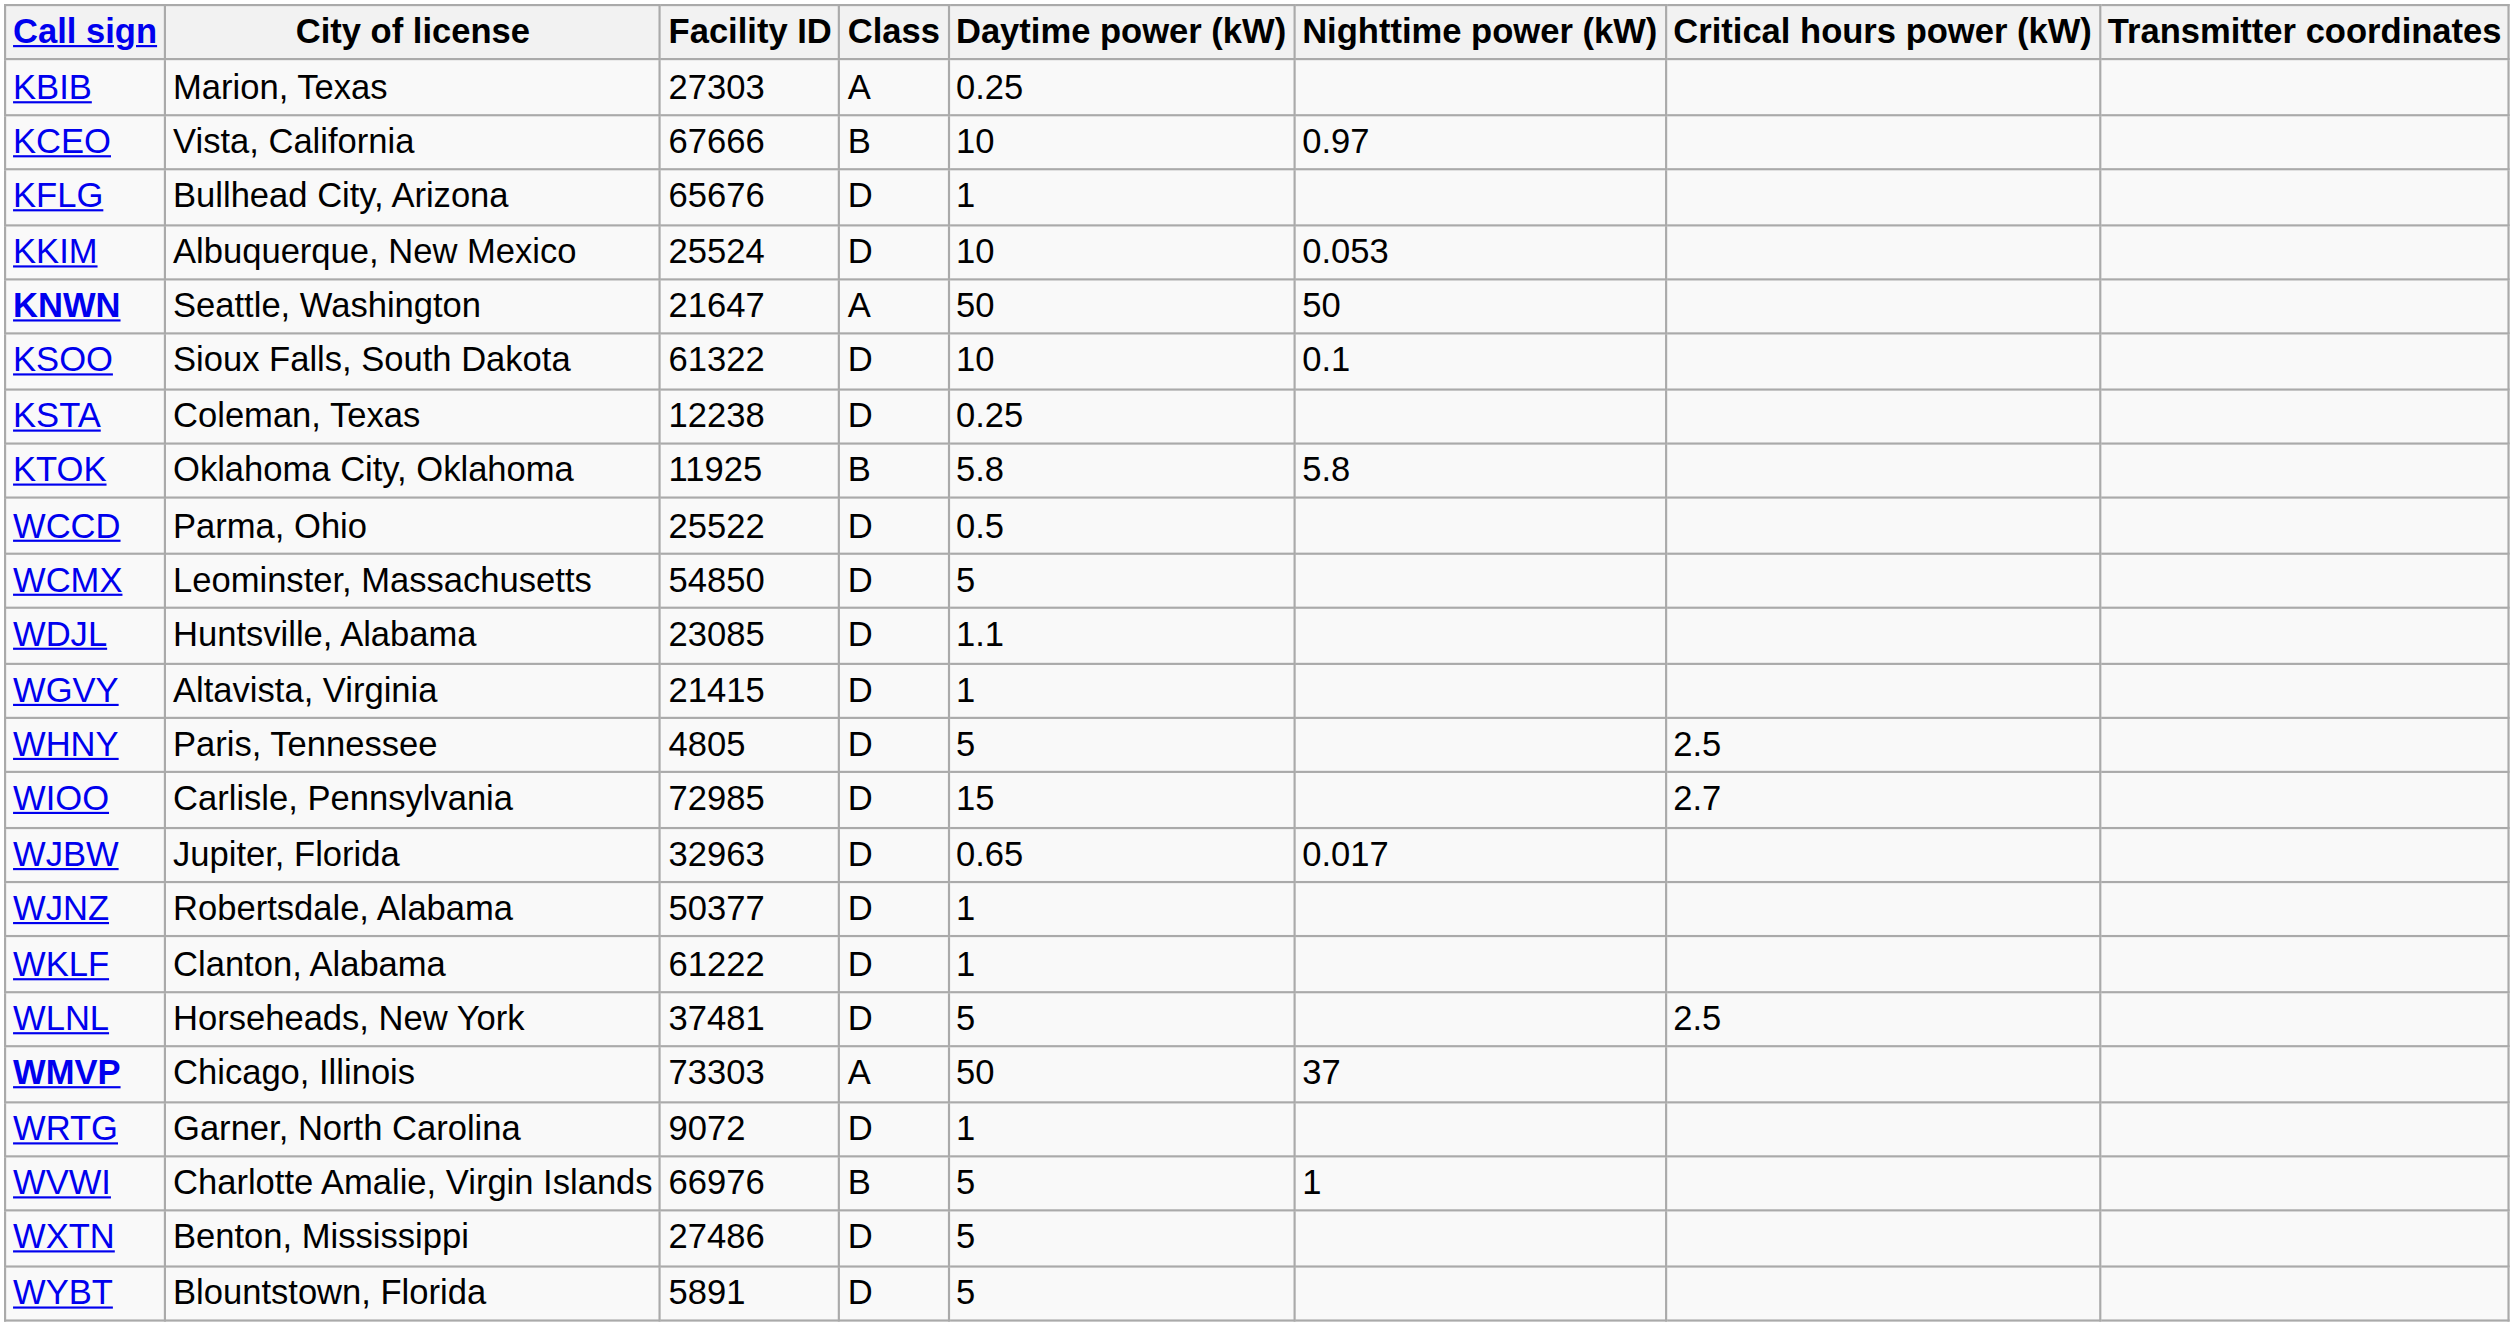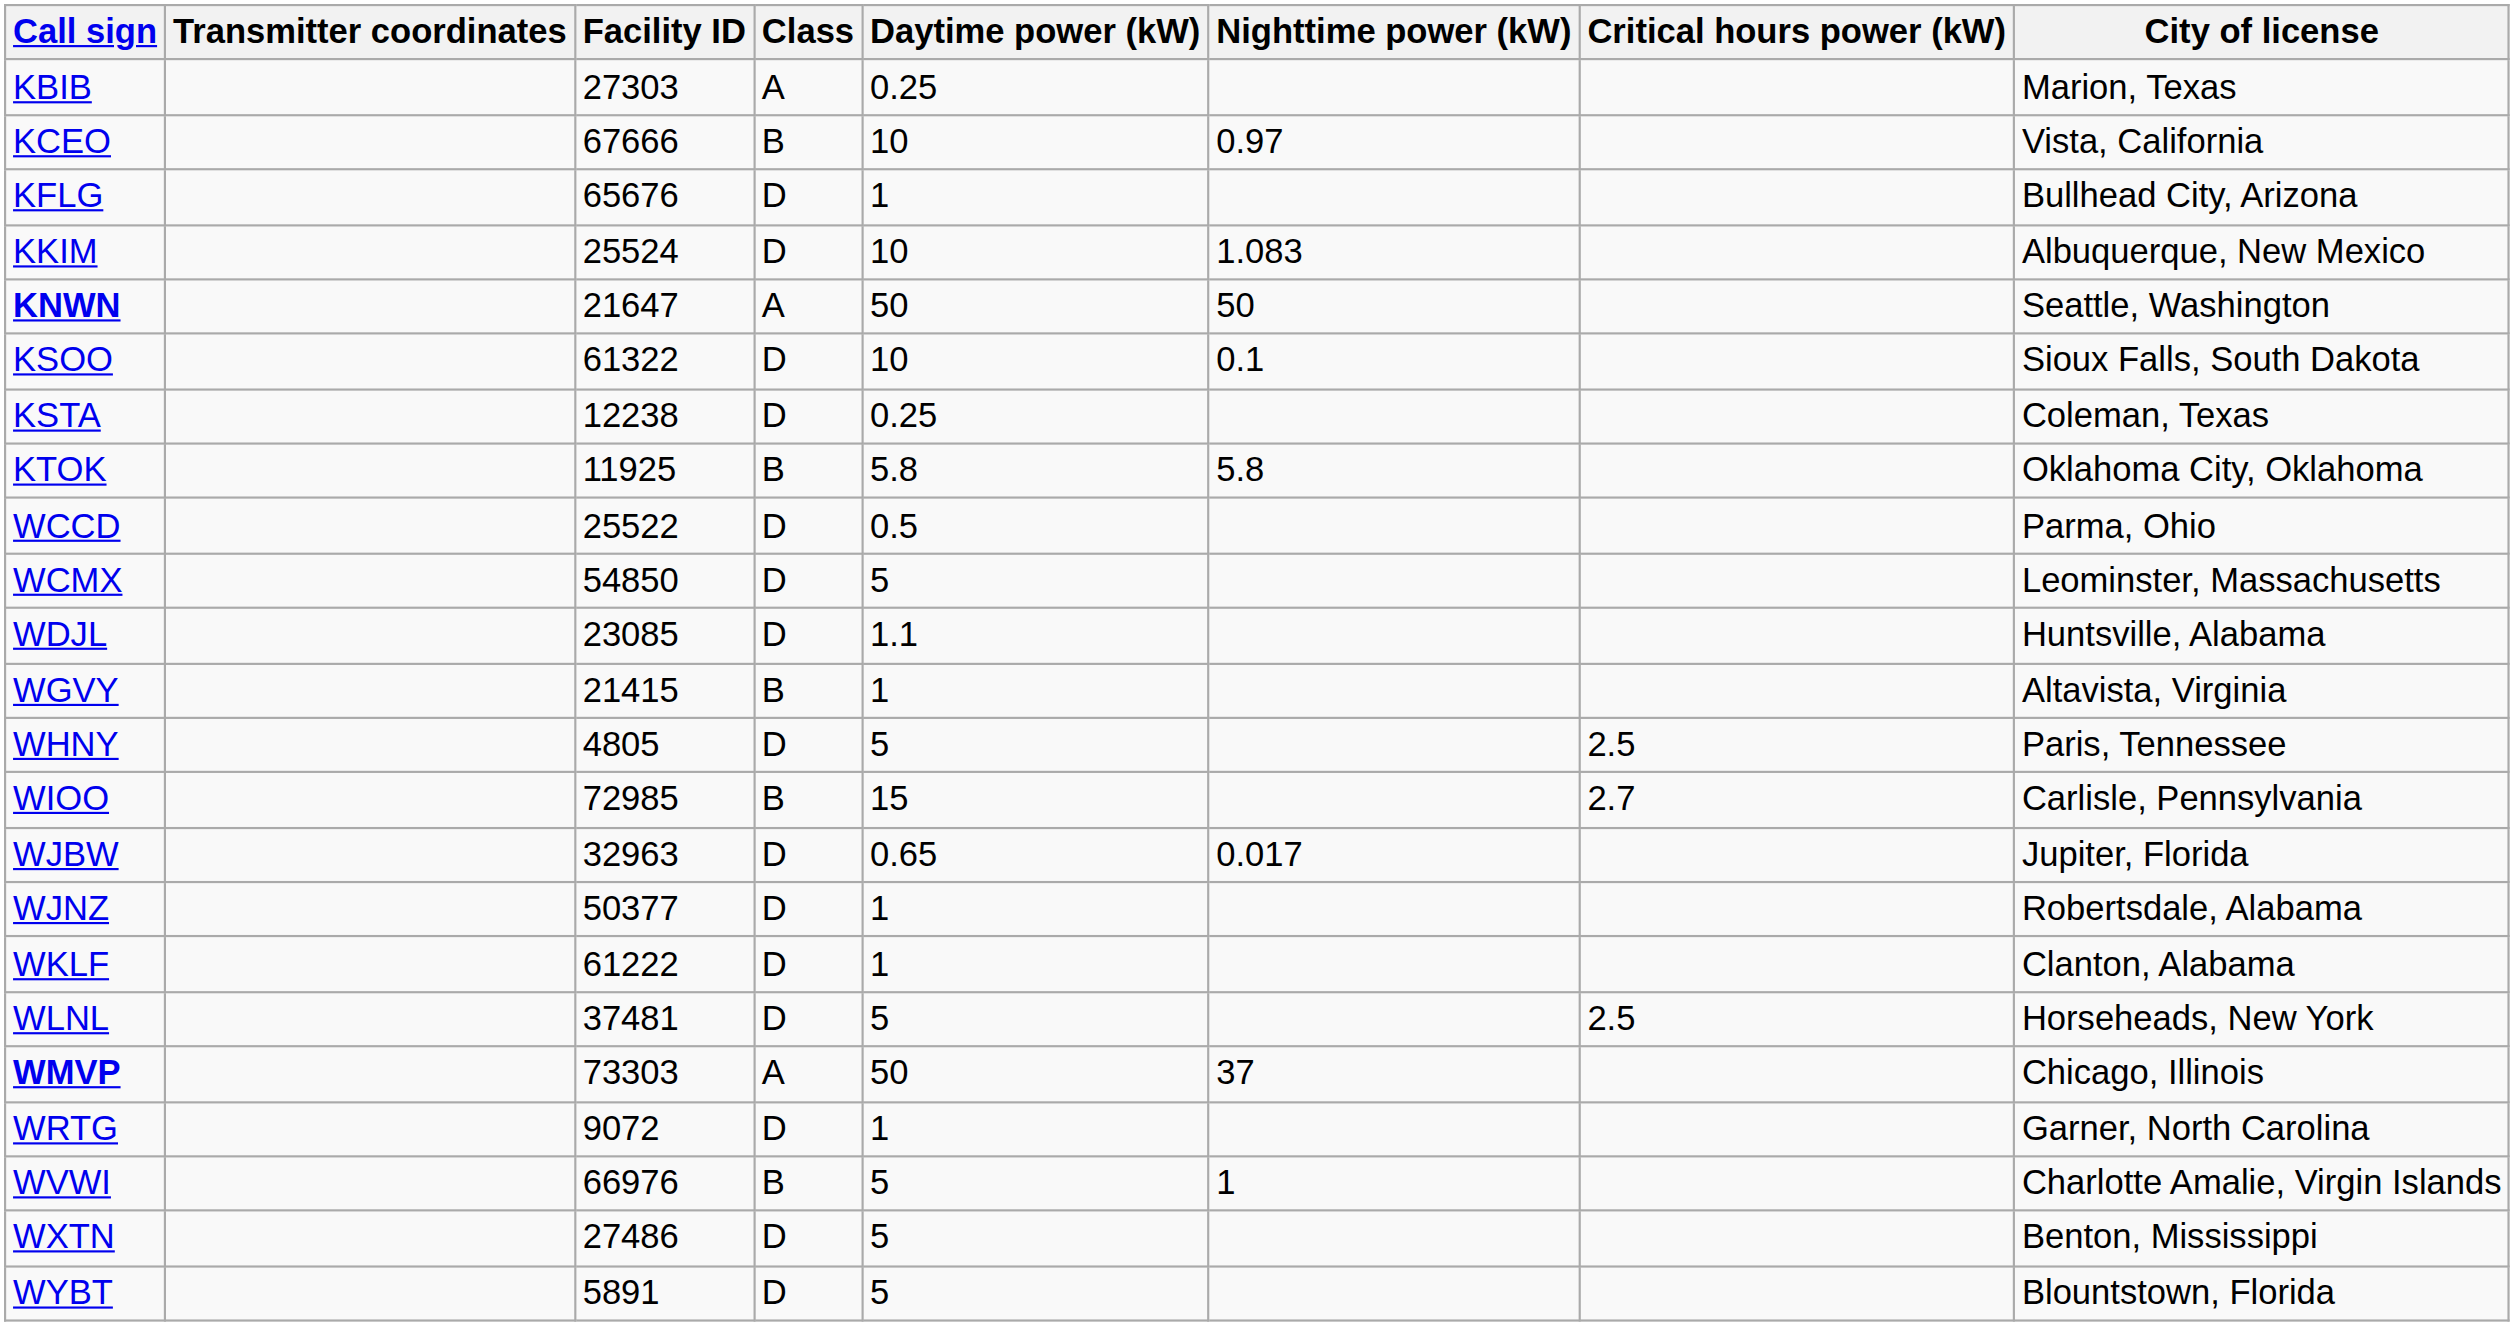columns swapped: (413, 31) <-> (2305, 31)
(1345, 251) 0.053 -> (1260, 251) 1.083
(860, 689) D -> (773, 689) B
(860, 799) D -> (773, 799) B
